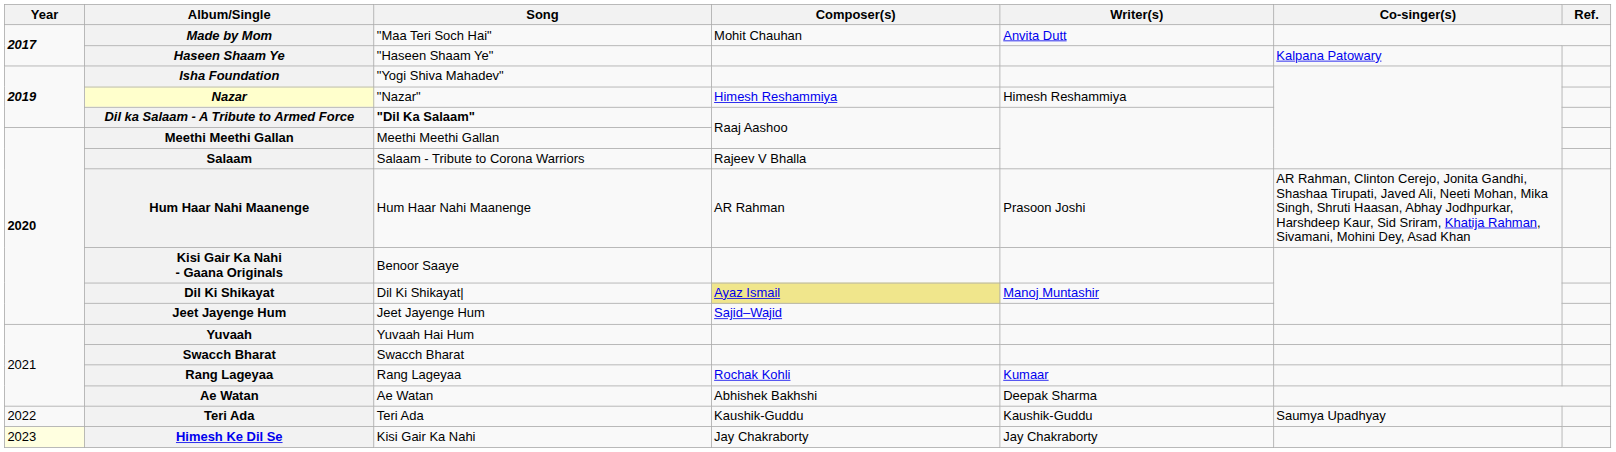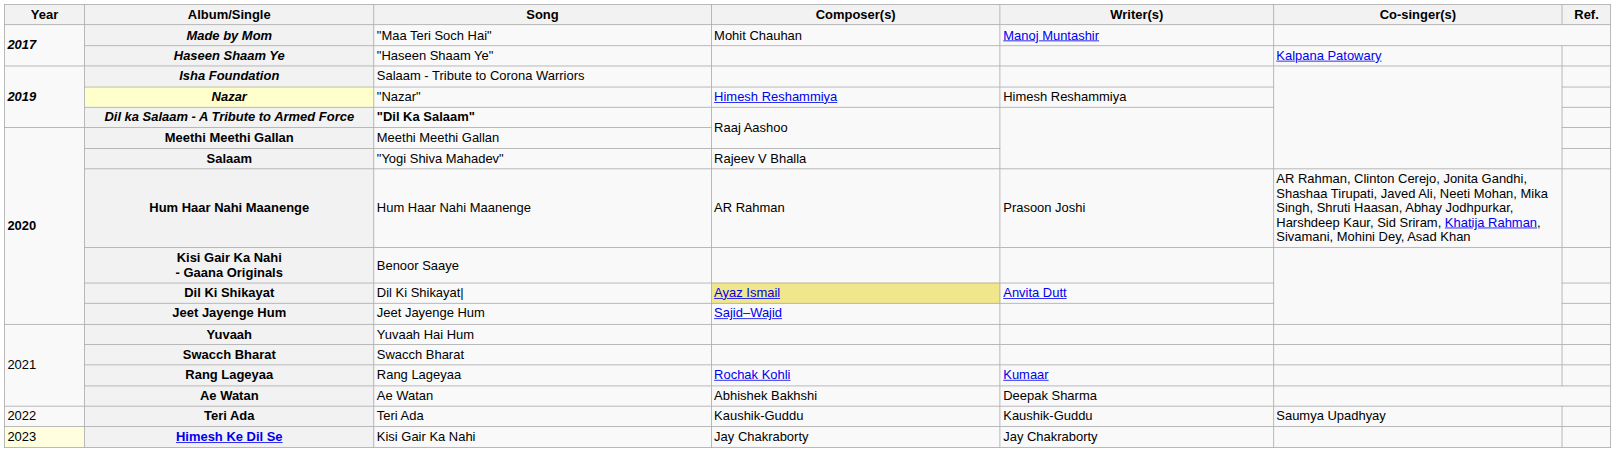(1035, 35) Anvita Dutt -> (1051, 35) Manoj Muntashir
(440, 76) "Yogi Shiva Mahadev" -> (481, 76) Salaam - Tribute to Corona Warriors
(481, 158) Salaam - Tribute to Corona Warriors -> (440, 158) "Yogi Shiva Mahadev"
(1051, 293) Manoj Muntashir -> (1035, 293) Anvita Dutt
